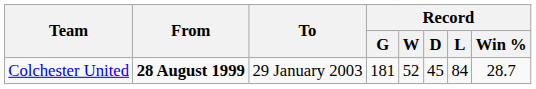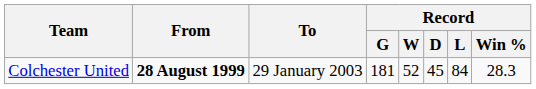(501, 70) 28.7 -> (501, 70) 28.3
